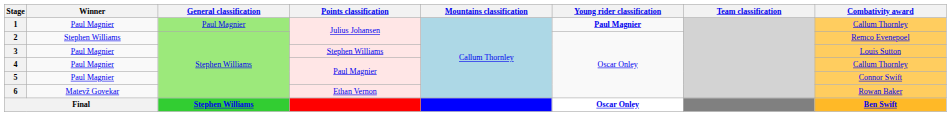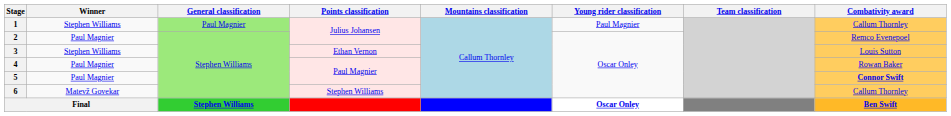(92, 24) Paul Magnier -> (92, 24) Stephen Williams
(618, 24) bold -> (618, 24) normal
(92, 38) Stephen Williams -> (92, 38) Paul Magnier
(92, 51) Paul Magnier -> (92, 51) Stephen Williams
(355, 51) Stephen Williams -> (355, 51) Ethan Vernon
(880, 65) Callum Thornley -> (880, 65) Rowan Baker
(880, 78) normal -> (880, 78) bold
(355, 91) Ethan Vernon -> (355, 91) Stephen Williams
(880, 91) Rowan Baker -> (880, 91) Callum Thornley
